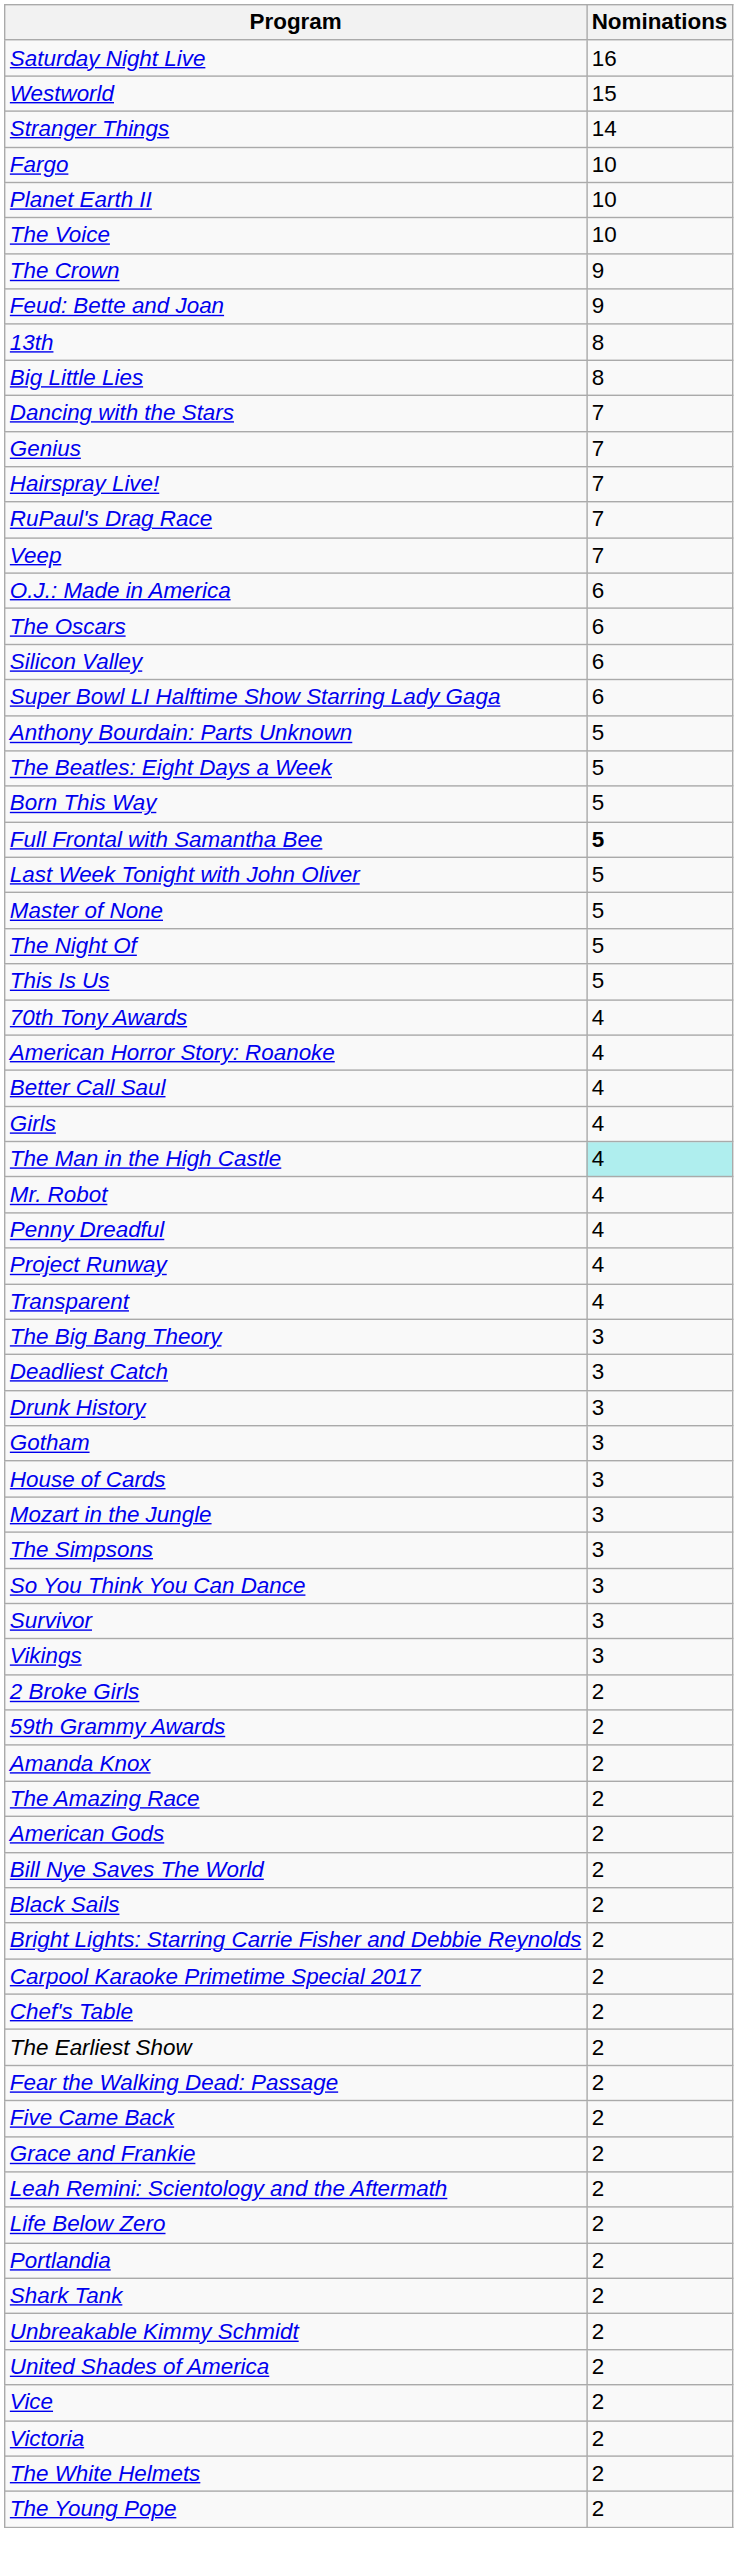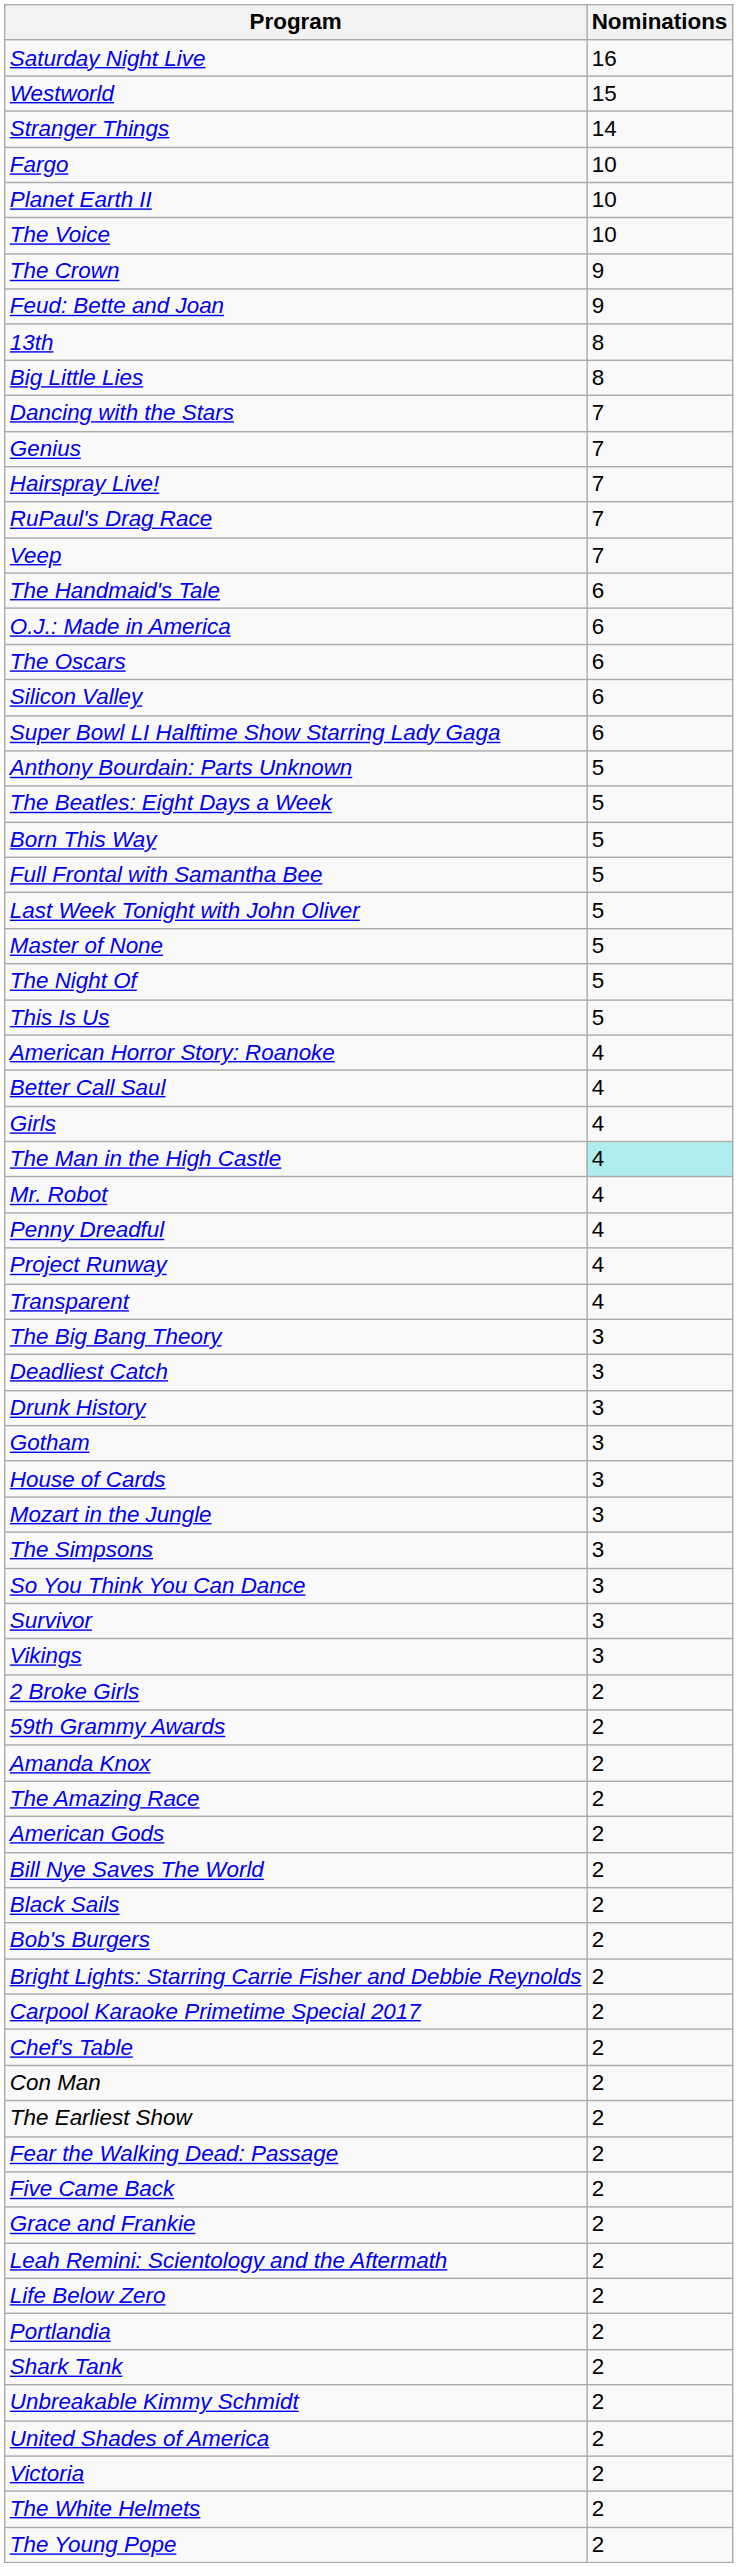+ row: (115, 590)
(598, 839) bold -> (598, 874) normal
- row: (98, 1016)
+ row: (80, 1940)
+ row: (55, 2082)
- row: (31, 2402)
